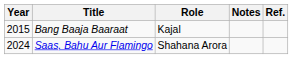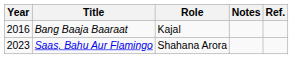(18, 29) 2015 -> (18, 29) 2016
(18, 45) 2024 -> (18, 45) 2023
